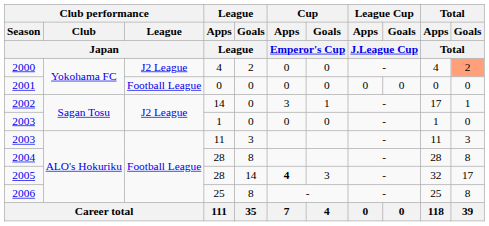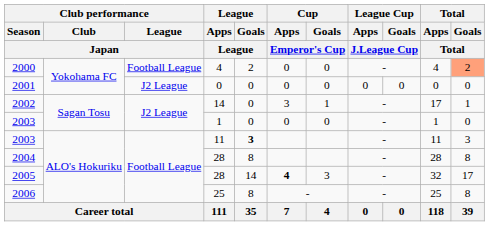(164, 67) J2 League -> (164, 67) Football League
(164, 85) Football League -> (164, 85) J2 League
(251, 139) normal -> (251, 139) bold
